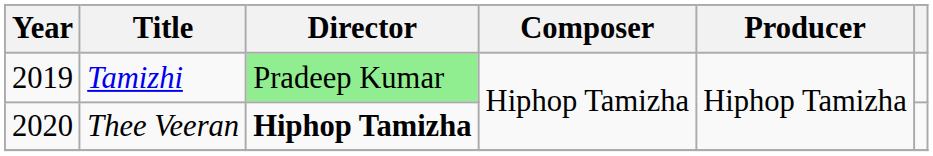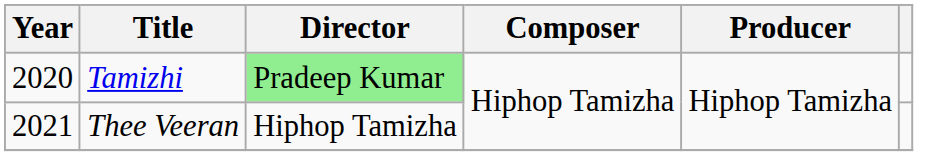(43, 77) 2019 -> (43, 77) 2020
(43, 125) 2020 -> (43, 125) 2021
(362, 125) bold -> (355, 125) normal
